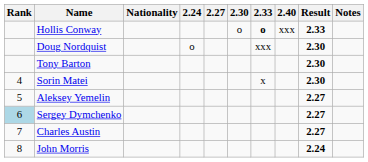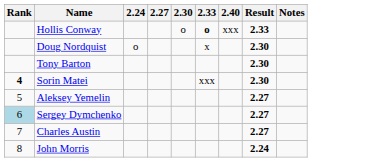- column: (152, 13)
(263, 47) xxx -> (207, 47) x
(19, 81) normal -> (19, 81) bold
(263, 81) x -> (207, 81) xxx
